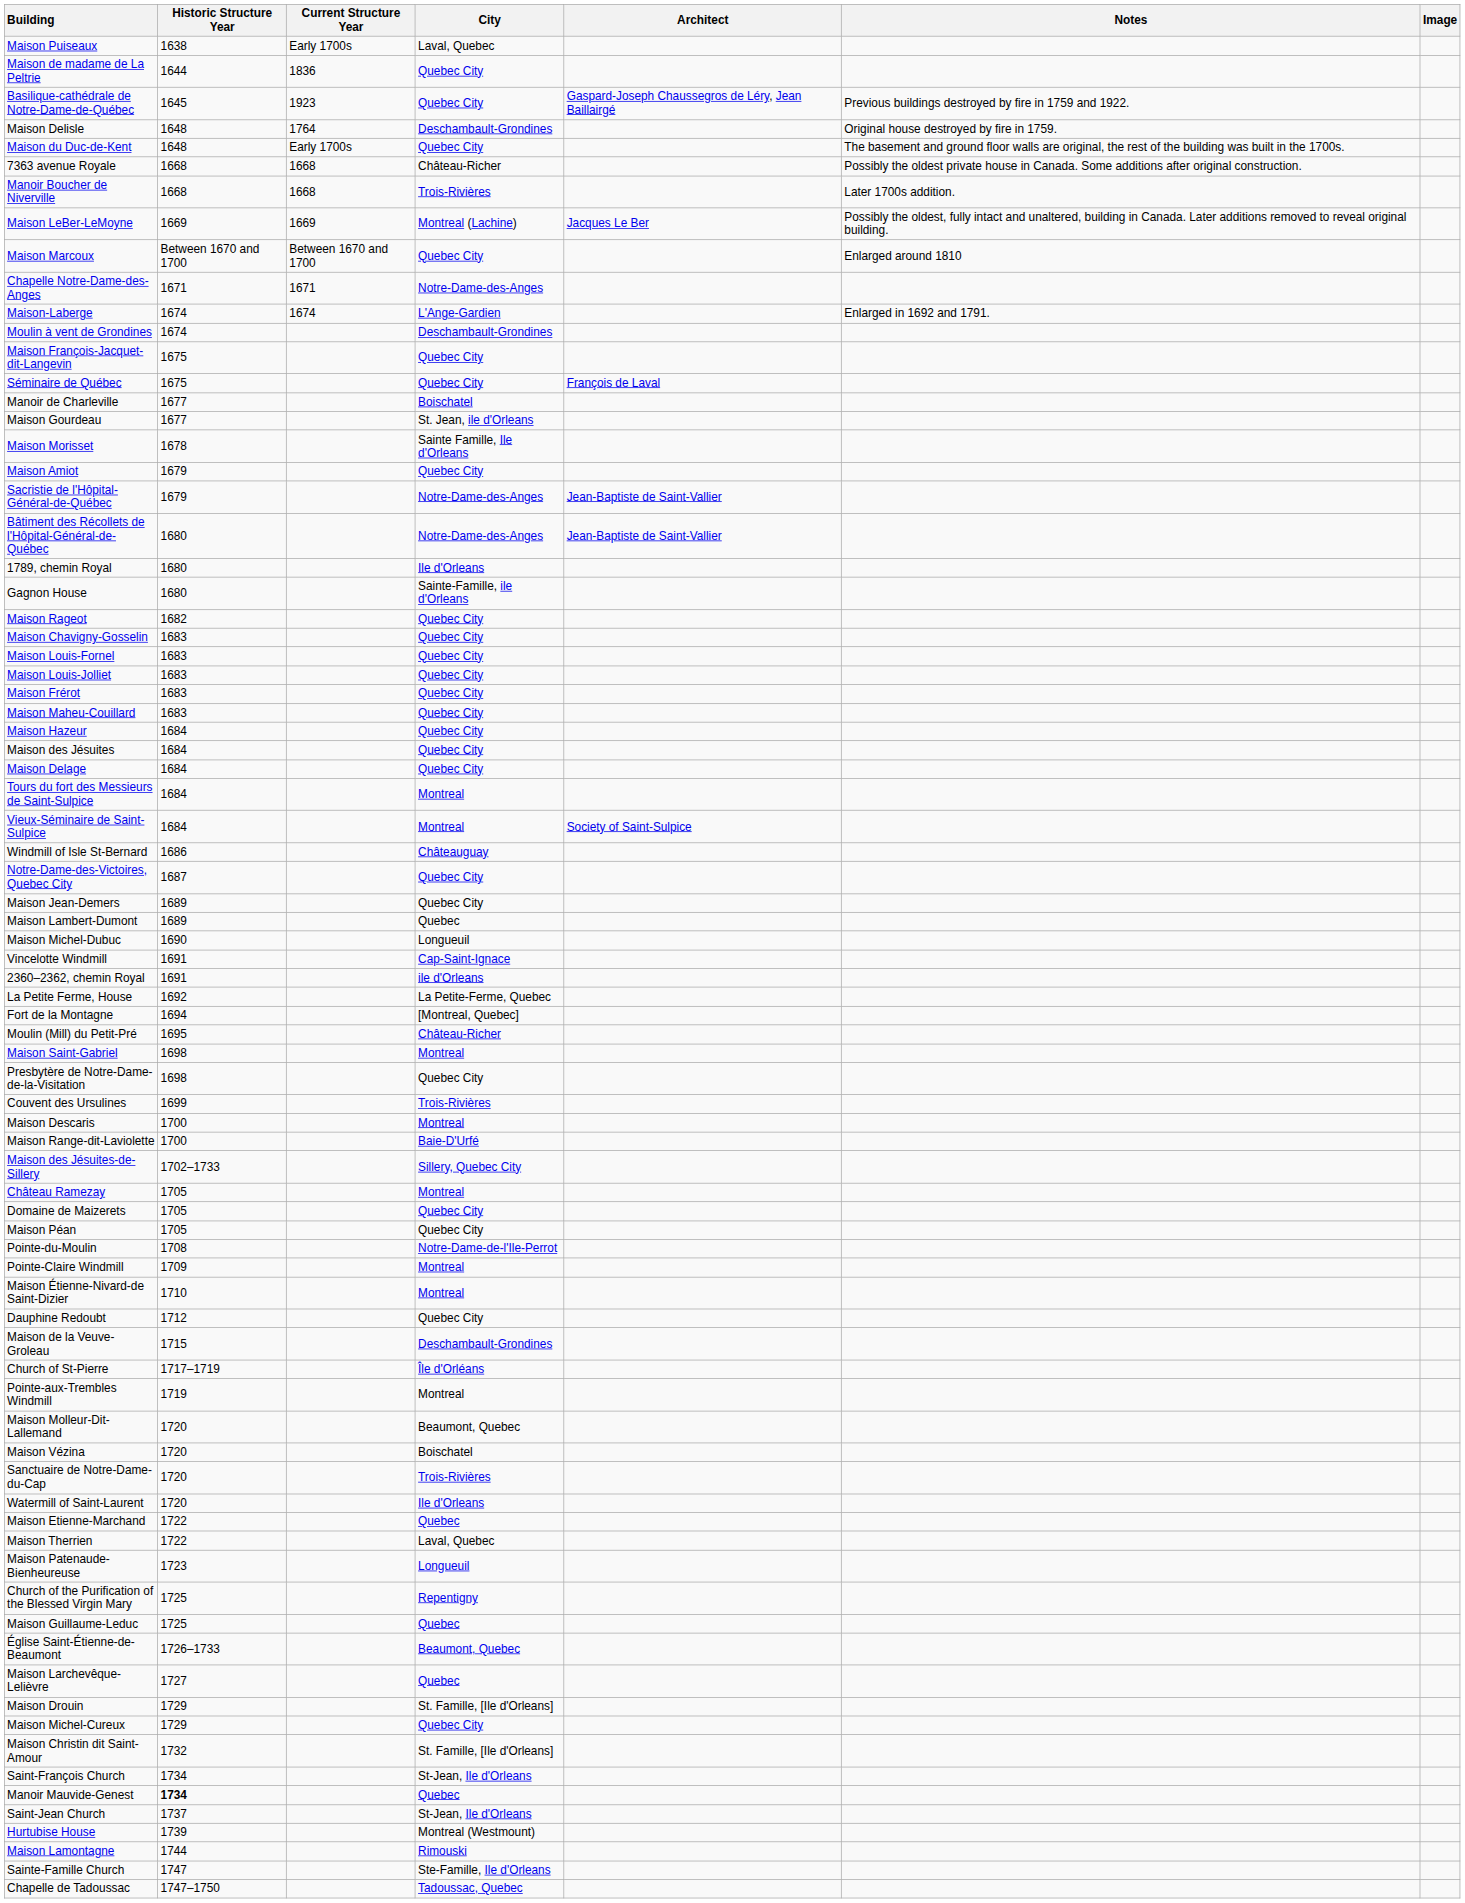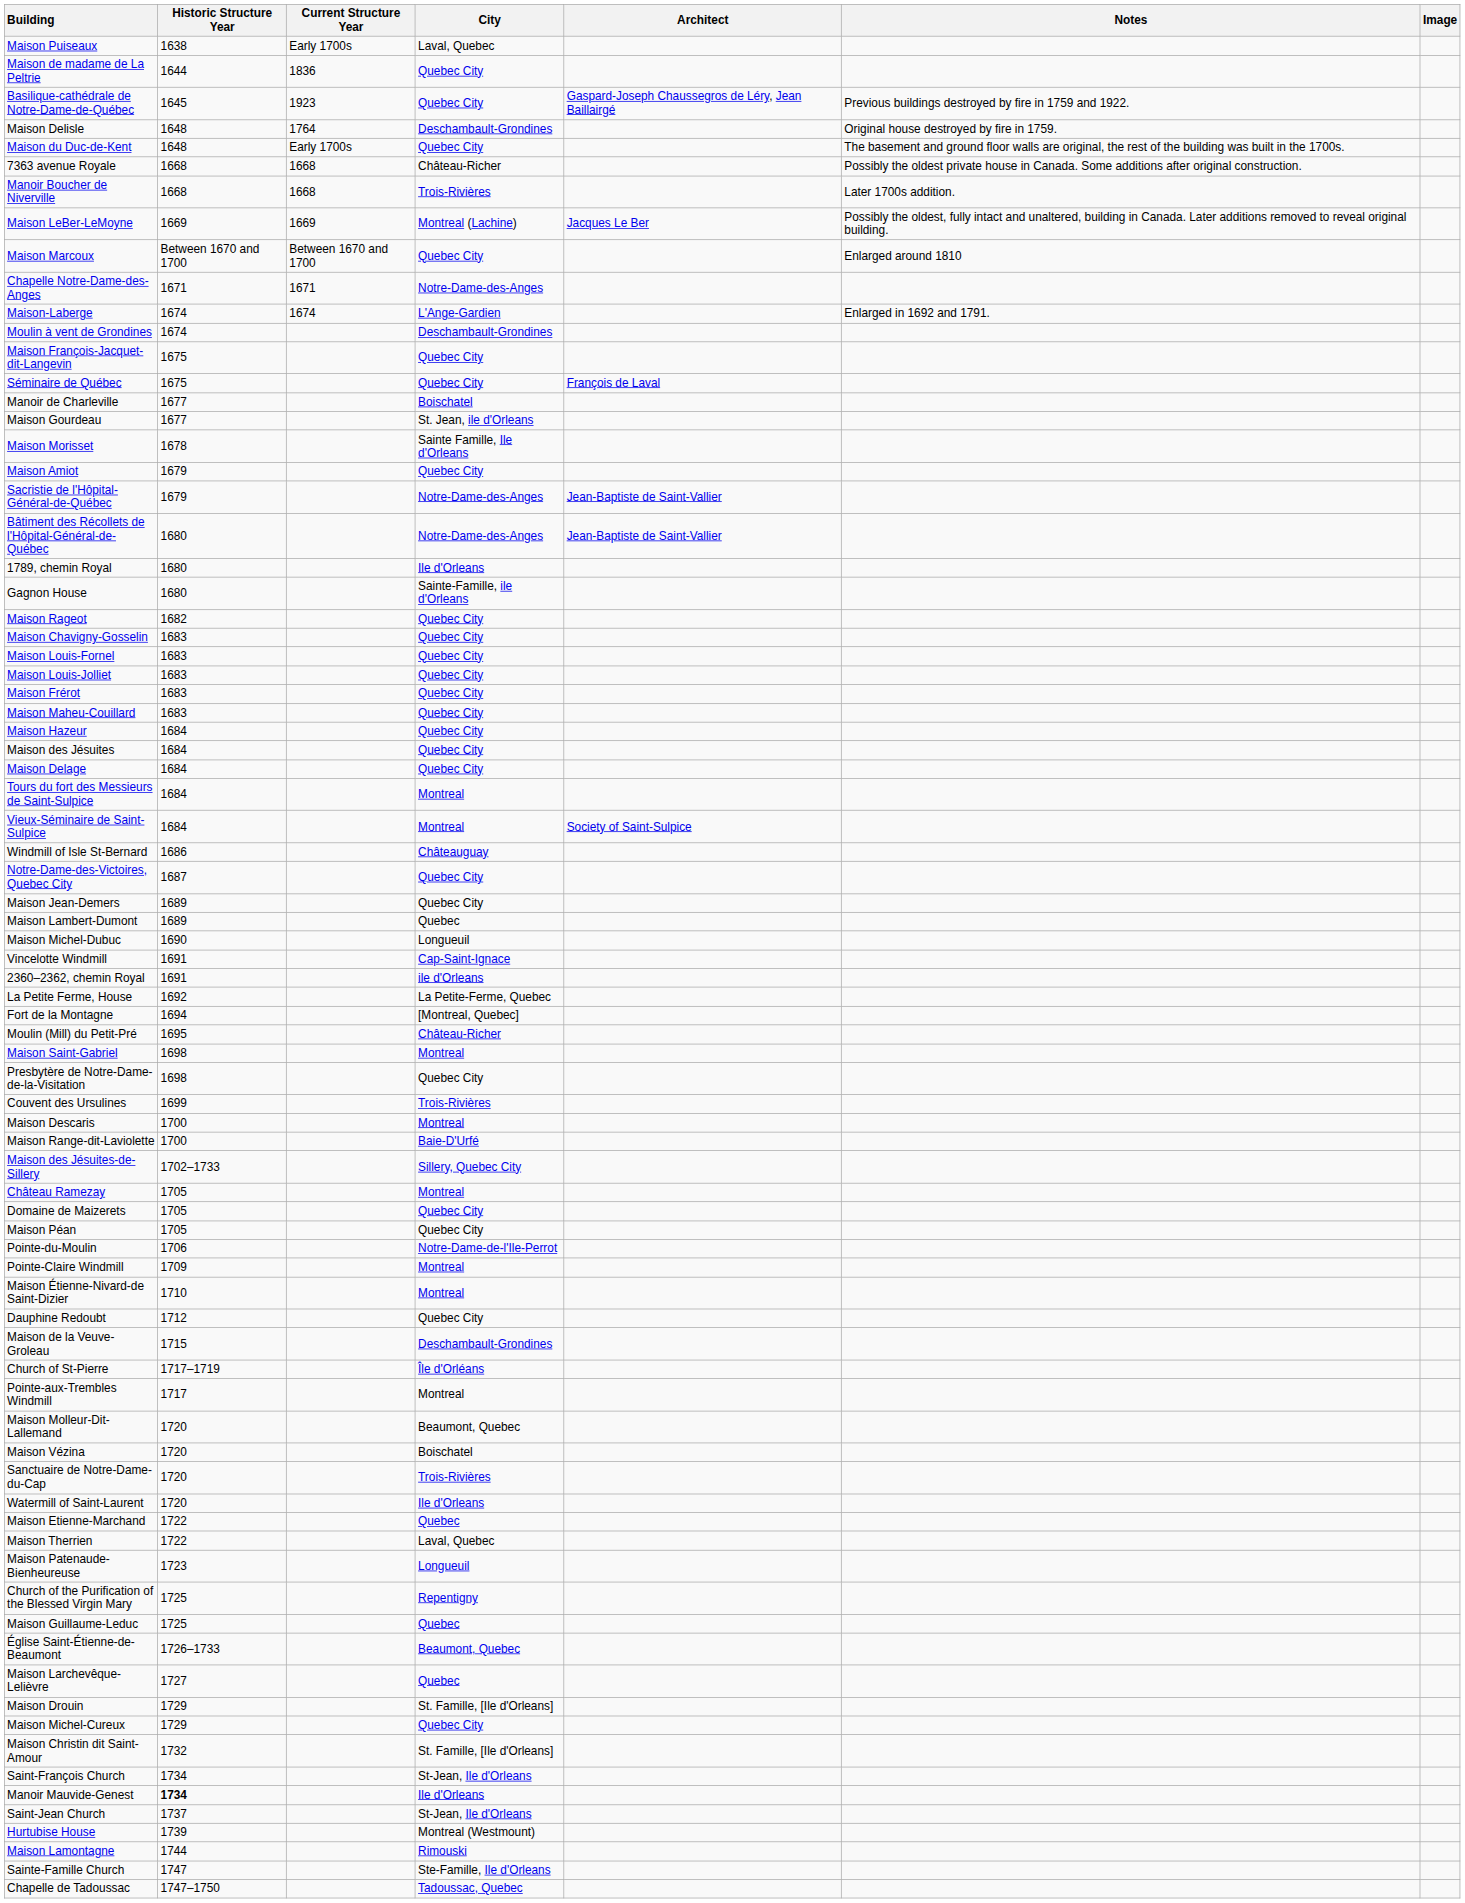(174, 1248) 1708 -> (174, 1248) 1706
(174, 1394) 1719 -> (174, 1394) 1717
(439, 1795) Quebec -> (451, 1795) Ile d'Orleans
